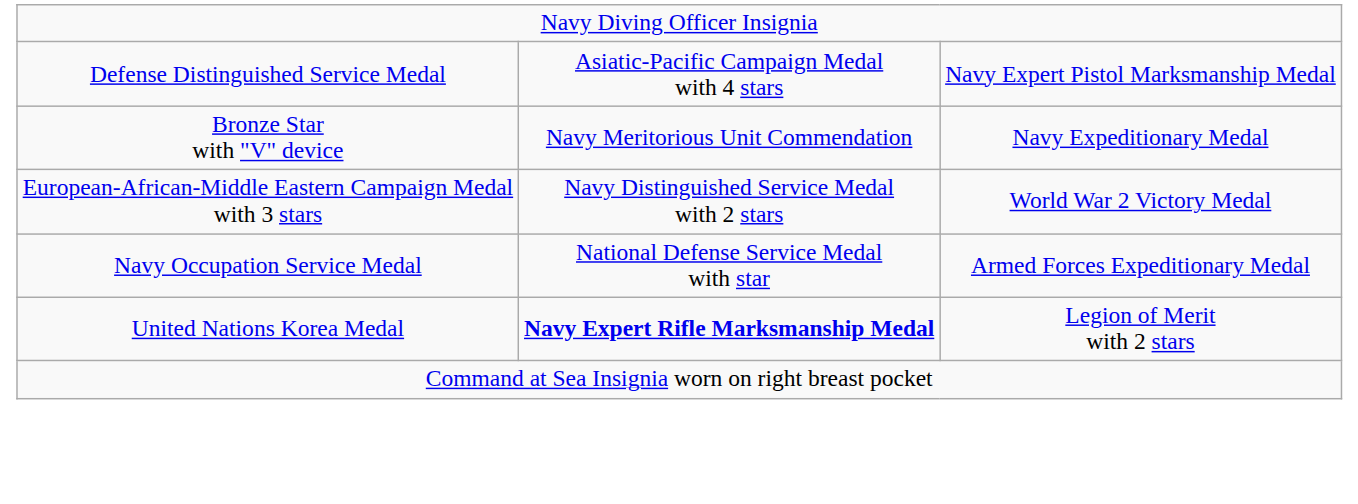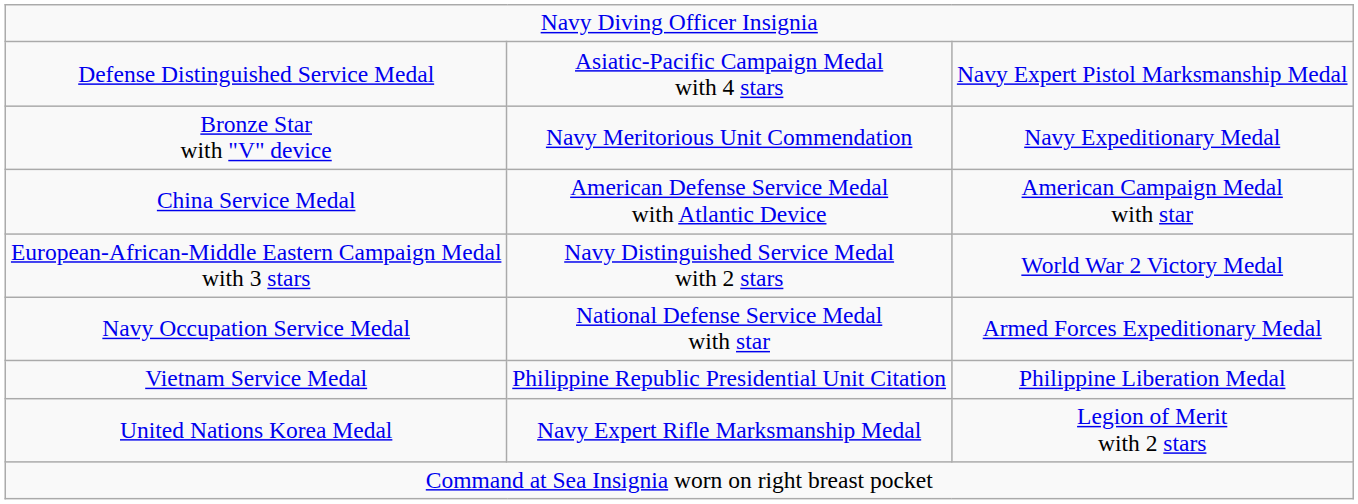+ row: (256, 201)
+ row: (256, 379)
(729, 328) bold -> (729, 429) normal
